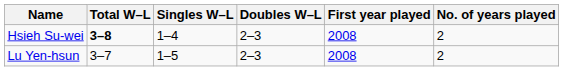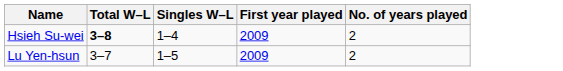- column: (281, 14)
(342, 35) 2008 -> (254, 35) 2009
(342, 55) 2008 -> (254, 55) 2009
